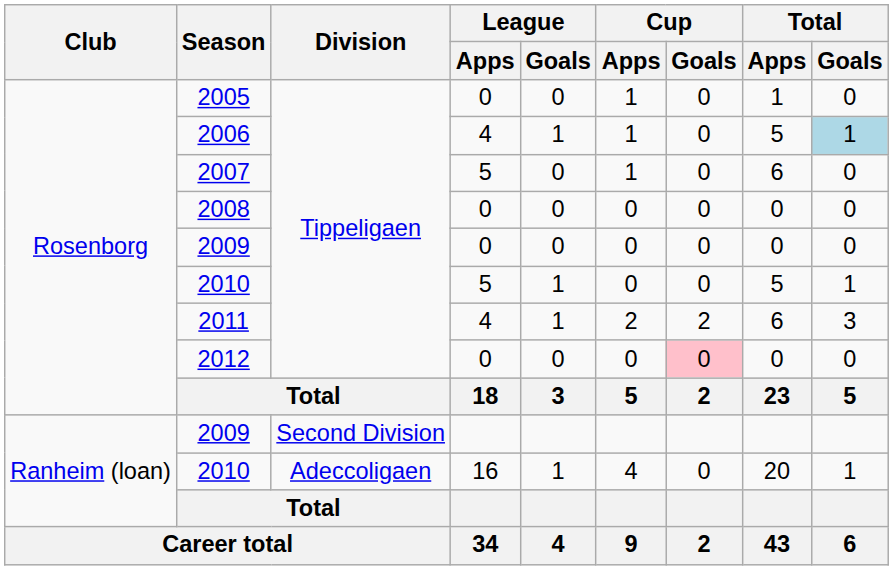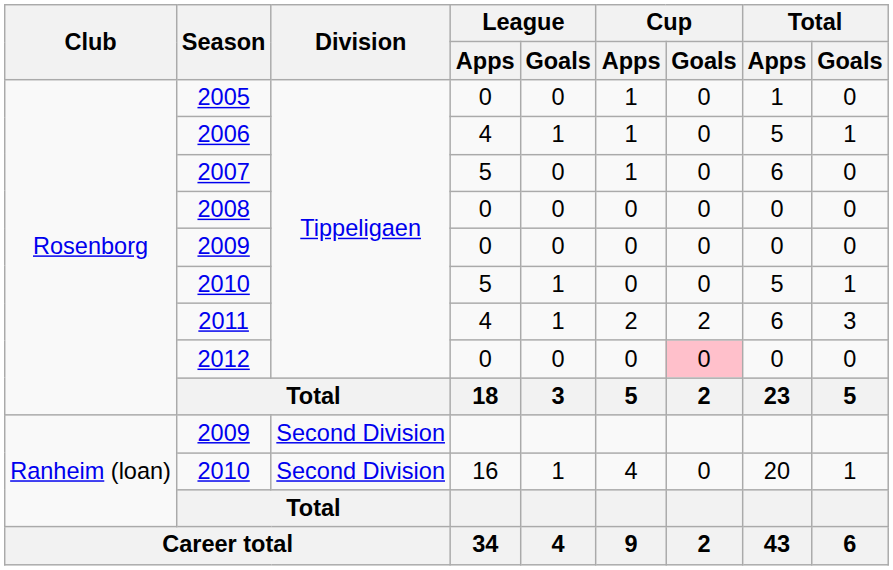(850, 135) lightblue background -> (850, 135) no background
(361, 470) Adeccoligaen -> (361, 470) Second Division
